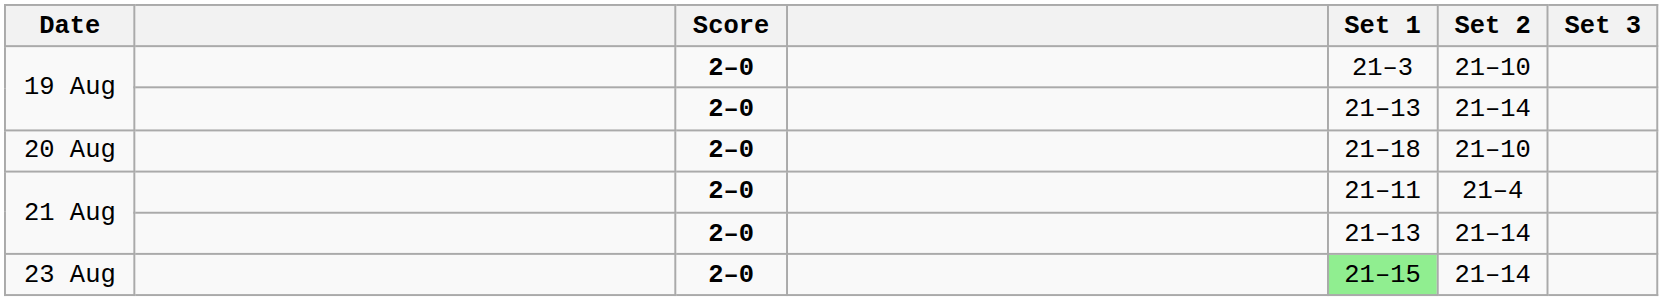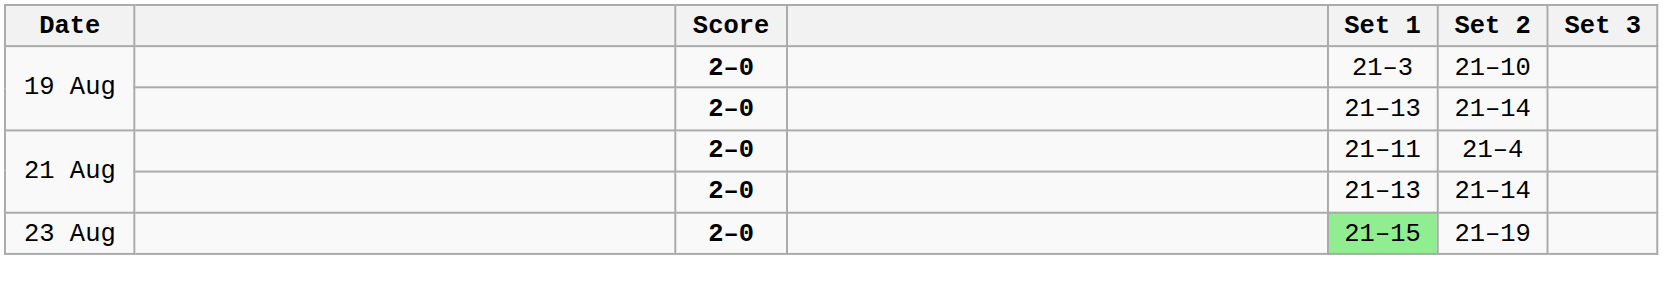- row: (70, 150)
(1493, 275) 21–14 -> (1493, 233) 21–19
